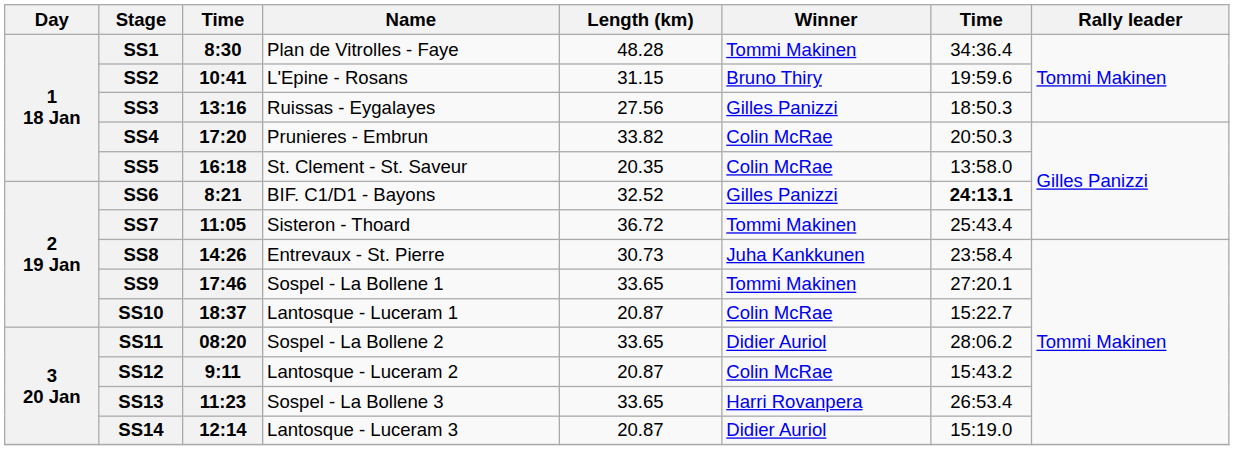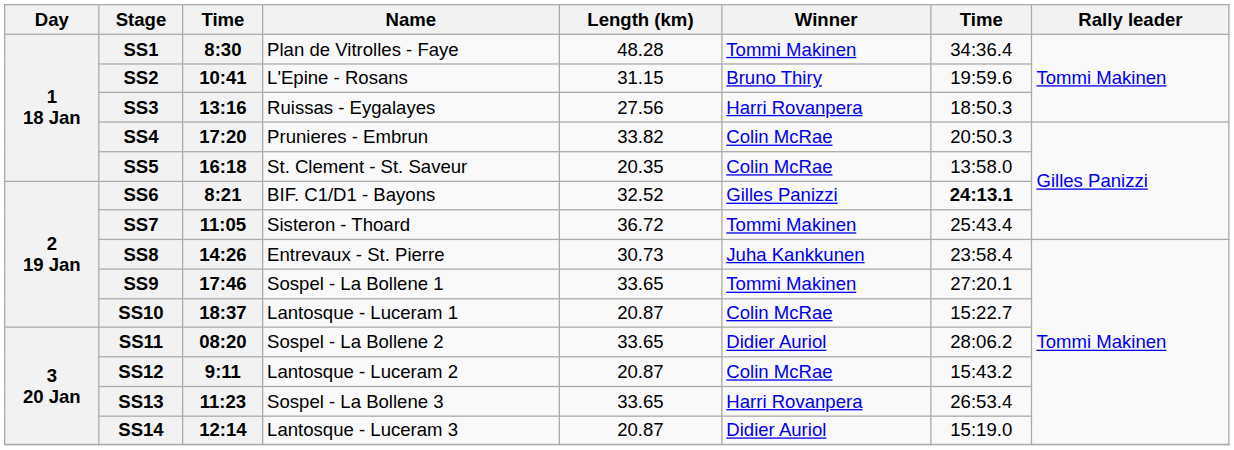(782, 108) Gilles Panizzi -> (794, 108) Harri Rovanpera
